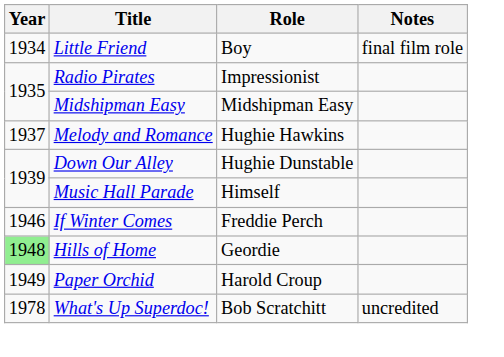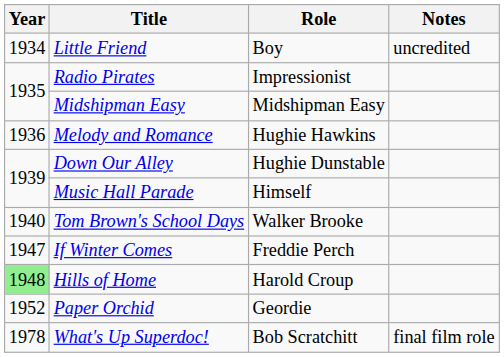(412, 47) final film role -> (432, 47) uncredited
(27, 134) 1937 -> (27, 134) 1936
+ row: (149, 221)
(27, 221) 1946 -> (27, 250) 1947
(250, 250) Geordie -> (303, 279) Harold Croup
(27, 279) 1949 -> (27, 308) 1952
(272, 279) Harold Croup -> (282, 308) Geordie
(400, 308) uncredited -> (444, 337) final film role
